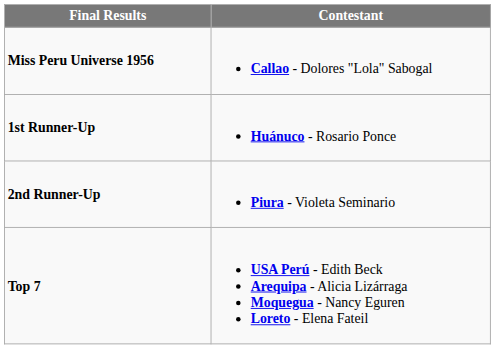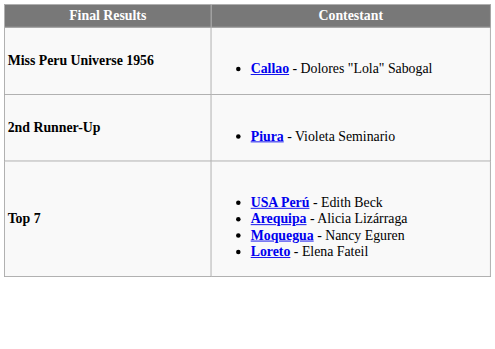- row: (51, 127)
